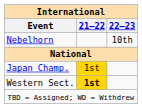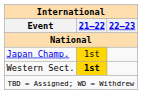- row: (30, 40)
